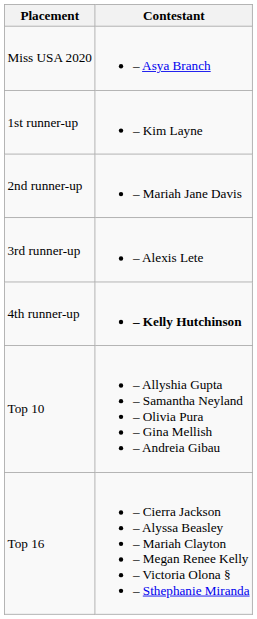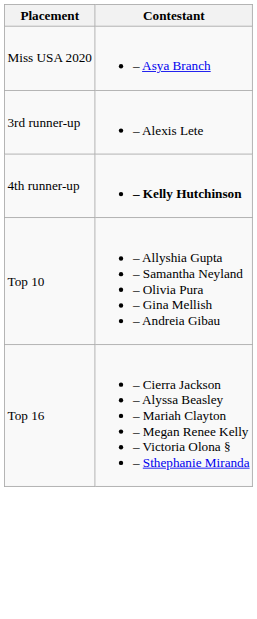- row: (43, 122)
- row: (45, 186)
